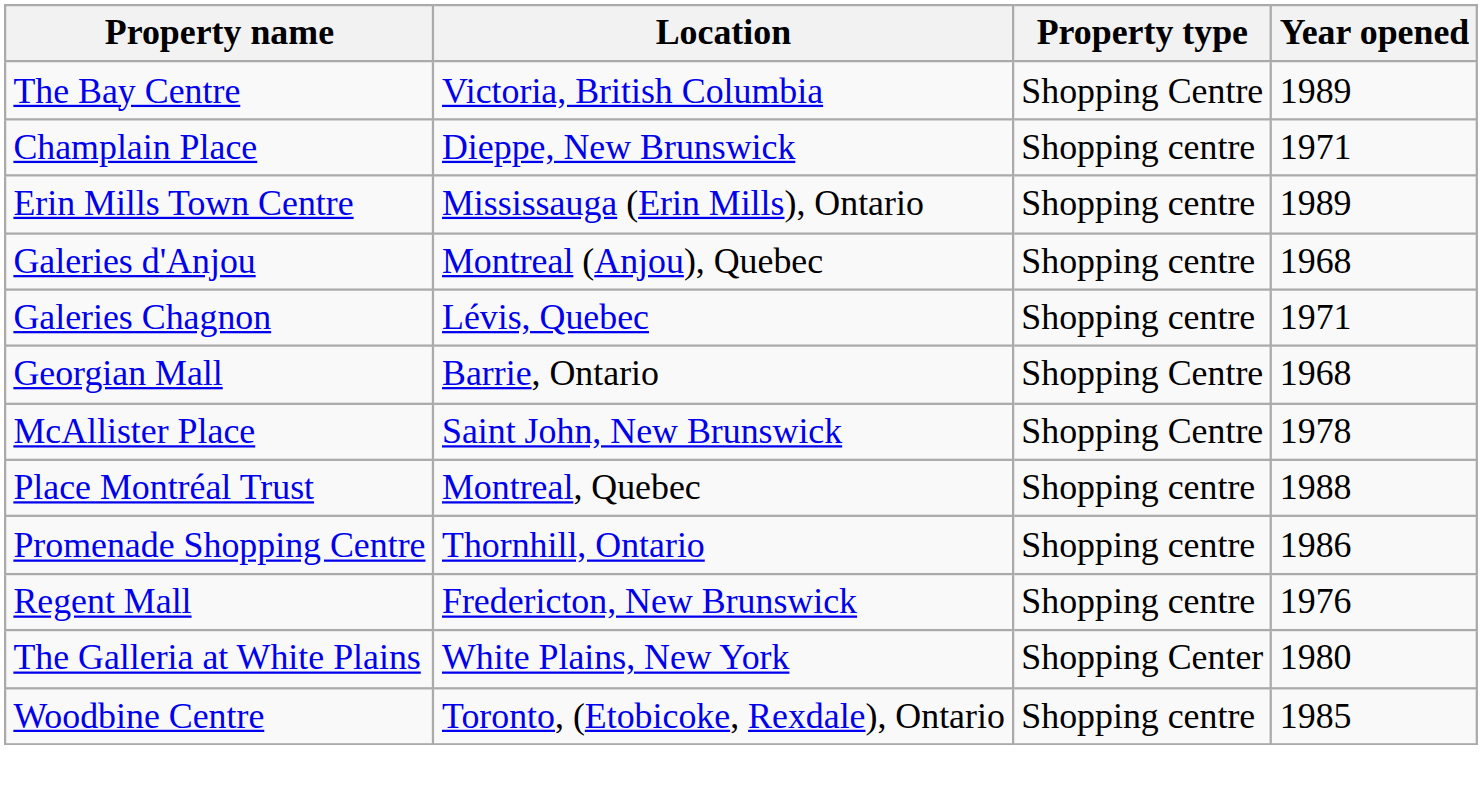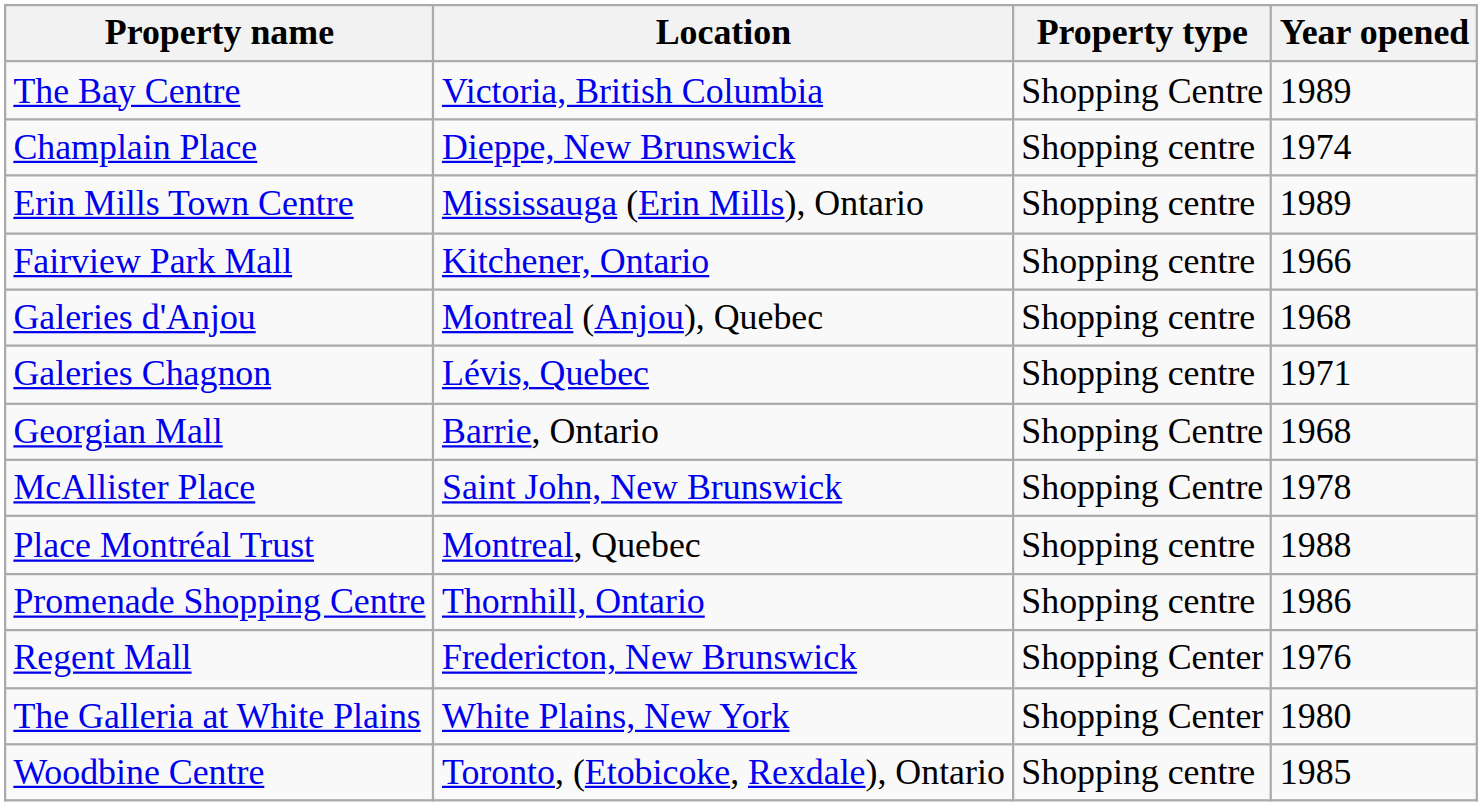(1316, 146) 1971 -> (1316, 146) 1974
+ row: (153, 260)
(1138, 601) Shopping centre -> (1142, 658) Shopping Center
